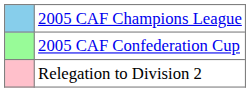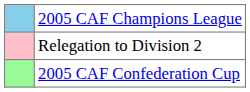rows swapped: (139, 45) <-> (120, 73)
